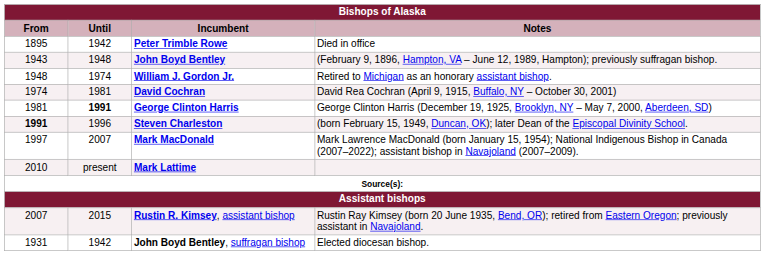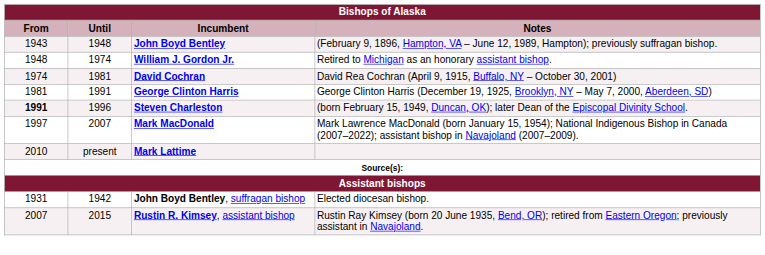- row: (181, 44)
(100, 108) bold -> (100, 92) normal
rows swapped: (220, 242) <-> (214, 215)
